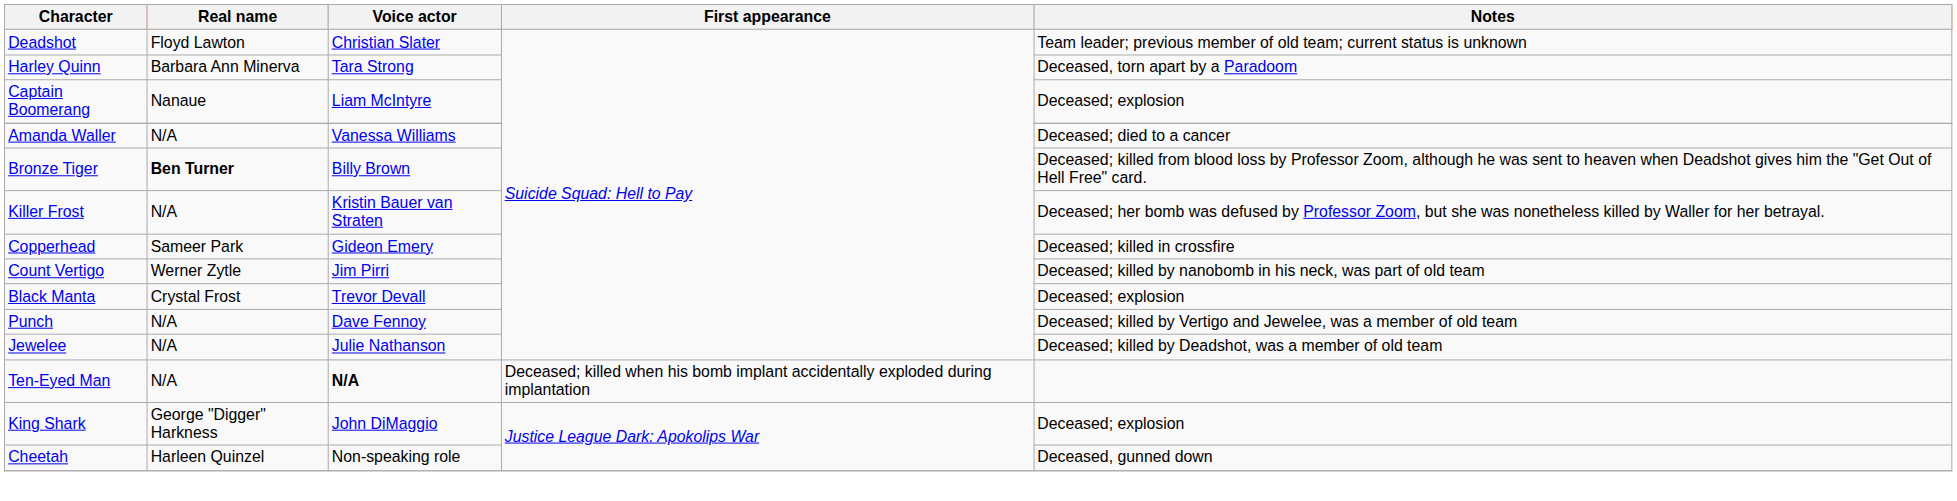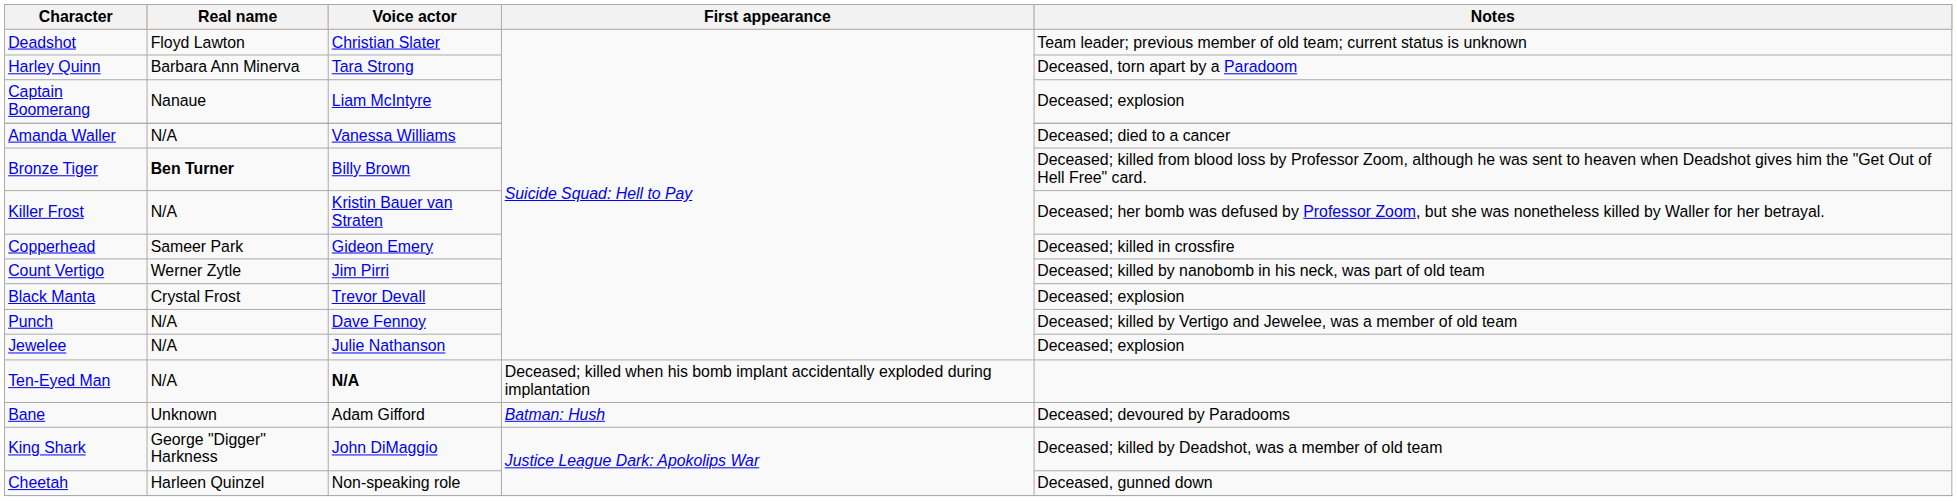(1240, 346) Deceased; killed by Deadshot, was a member of old team -> (1111, 346) Deceased; explosion
+ row: (27, 414)
(1111, 423) Deceased; explosion -> (1240, 448) Deceased; killed by Deadshot, was a member of old team
